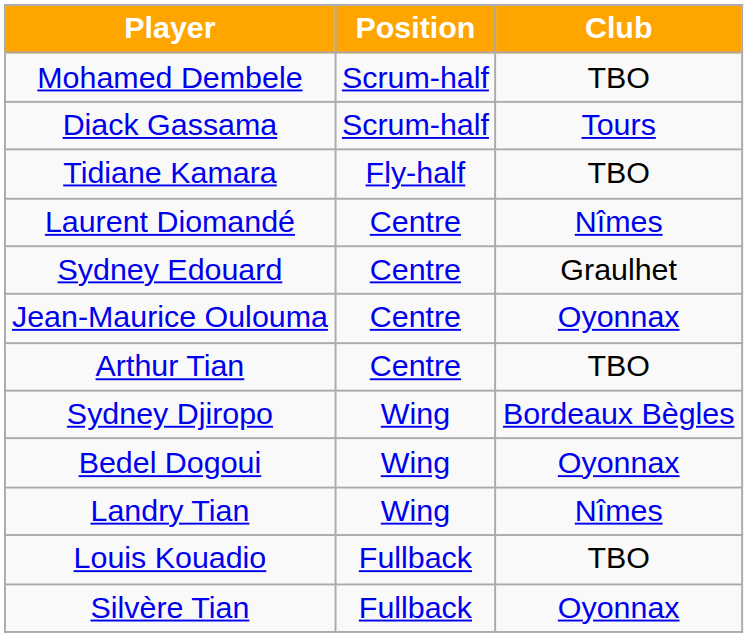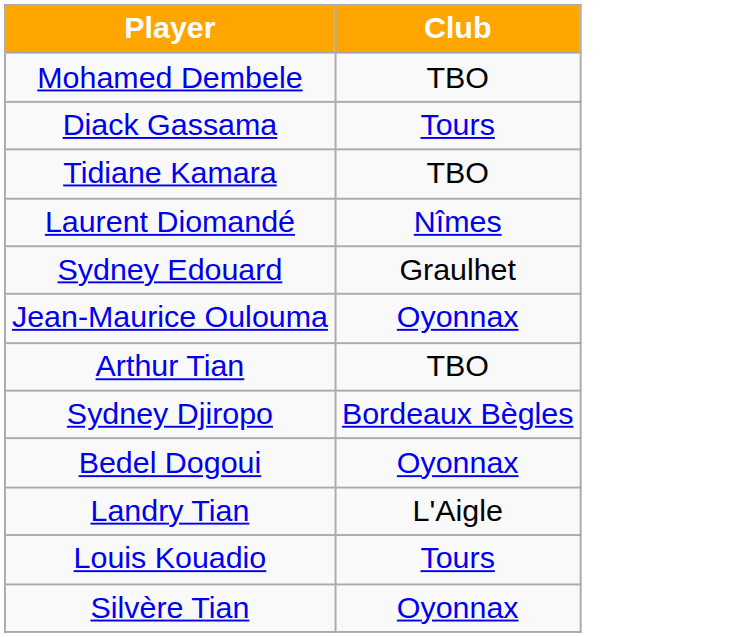- column: (415, 28)
(619, 510) Nîmes -> (458, 510) L'Aigle
(619, 558) TBO -> (458, 558) Tours
